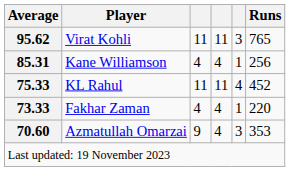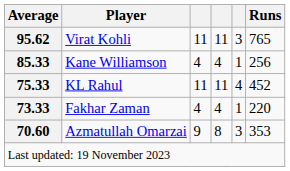(33, 62) 85.31 -> (33, 62) 85.33
(218, 131) 4 -> (218, 131) 8
